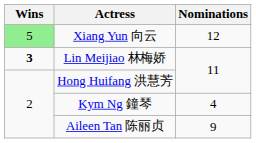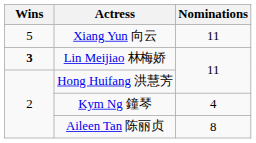(29, 36) lightgreen background -> (29, 36) no background
(213, 36) 12 -> (213, 36) 11
(213, 126) 9 -> (213, 126) 8
